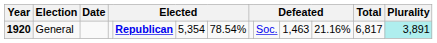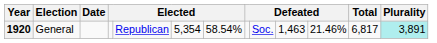(144, 30) bold -> (142, 30) normal
(228, 30) 78.54% -> (224, 30) 58.54%
(332, 30) 21.16% -> (328, 30) 21.46%
